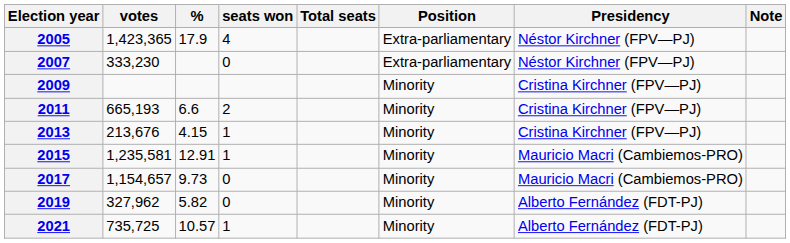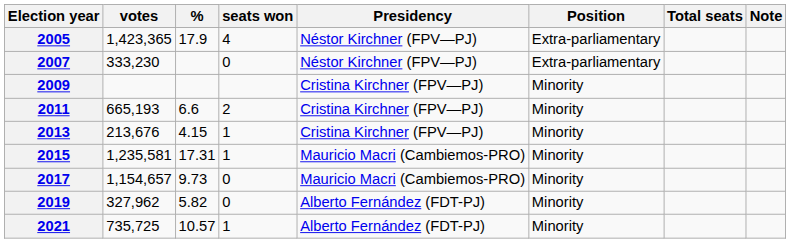columns swapped: (338, 16) <-> (630, 16)
(197, 156) 12.91 -> (197, 156) 17.31
